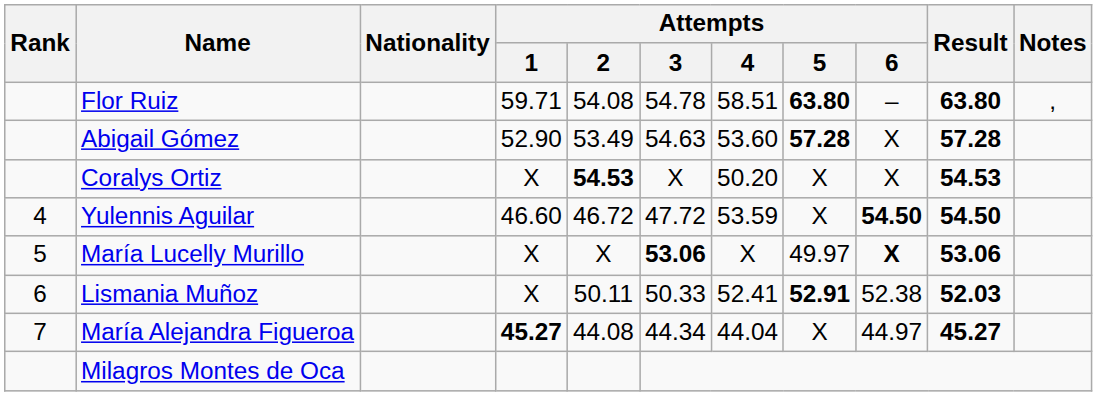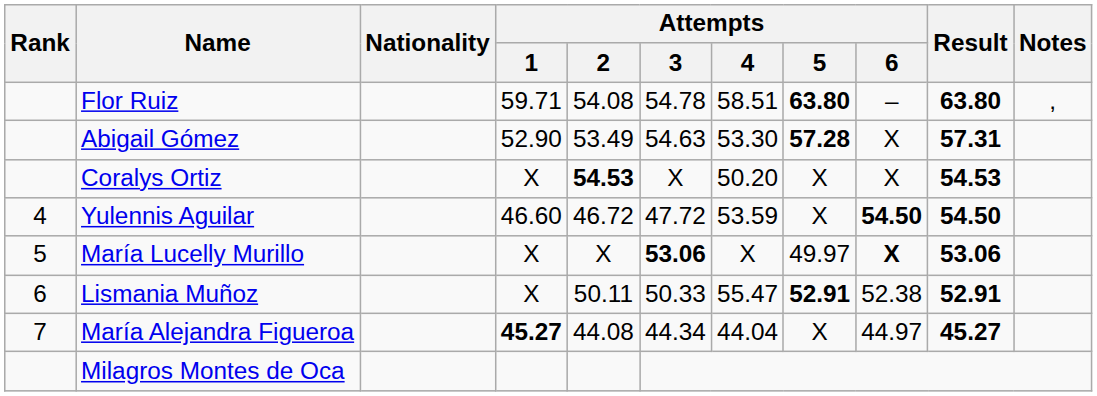(748, 139) 53.60 -> (748, 139) 53.30
(971, 139) 57.28 -> (971, 139) 57.31
(748, 293) 52.41 -> (748, 293) 55.47
(971, 293) 52.03 -> (971, 293) 52.91
